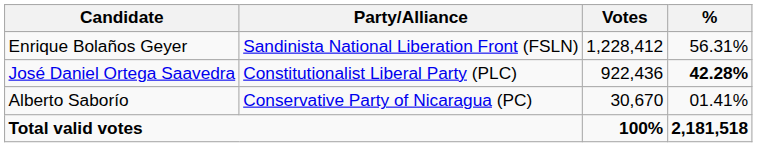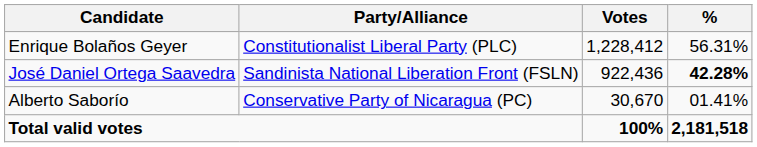(411, 45) Sandinista National Liberation Front (FSLN) -> (380, 45) Constitutionalist Liberal Party (PLC)
(380, 73) Constitutionalist Liberal Party (PLC) -> (411, 73) Sandinista National Liberation Front (FSLN)
